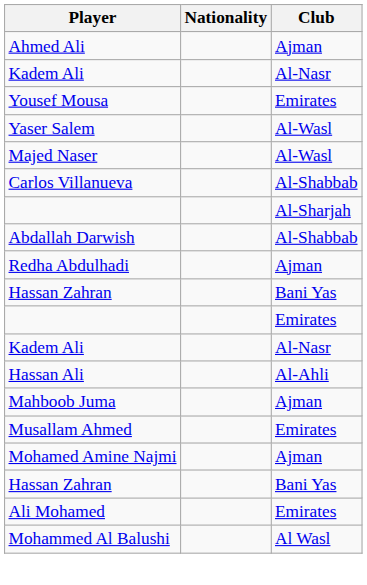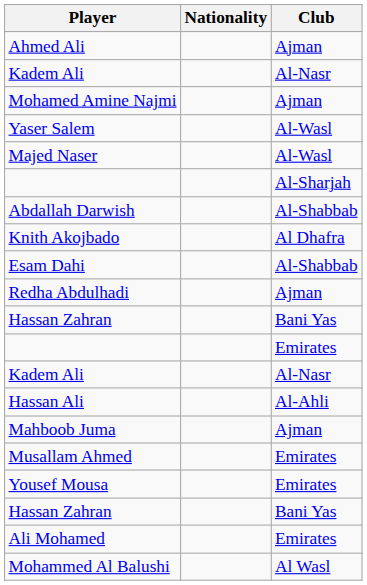rows swapped: (58, 100) <-> (93, 456)
- row: (70, 182)
+ row: (64, 237)
+ row: (47, 264)
